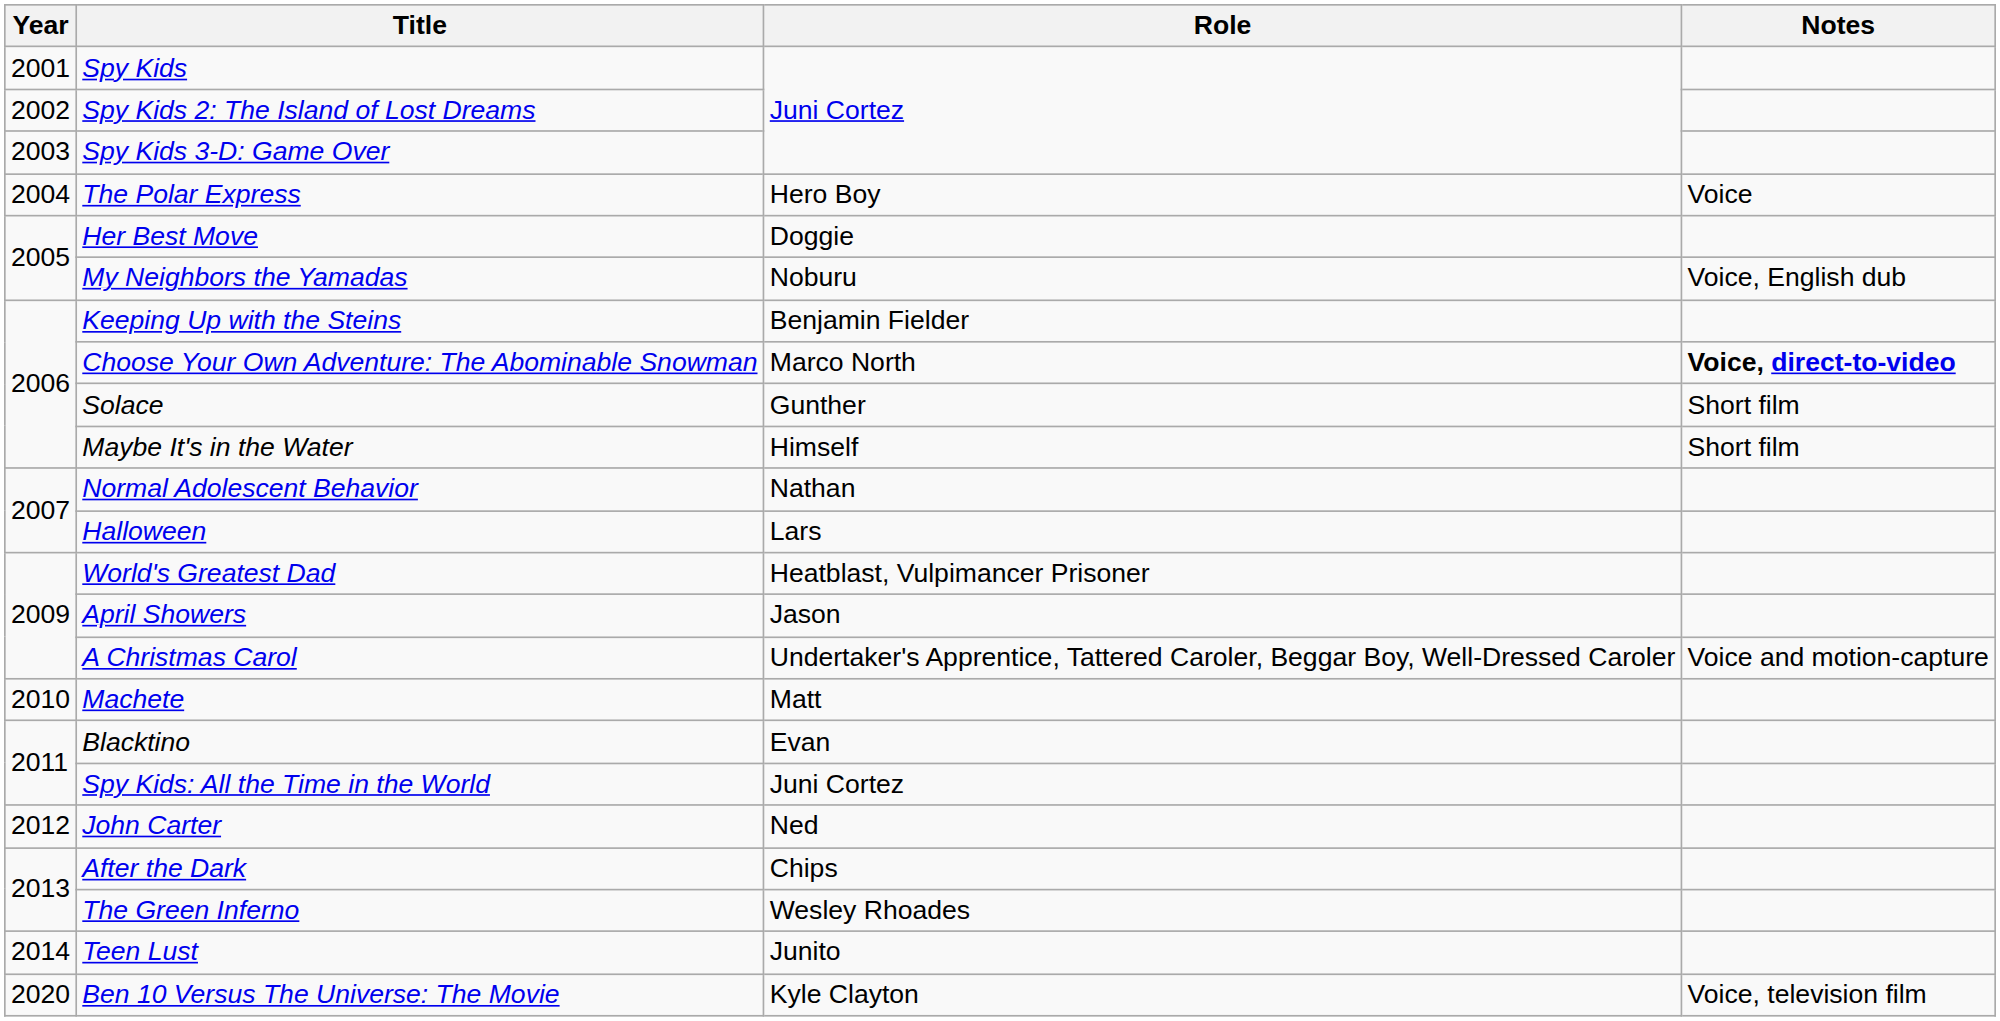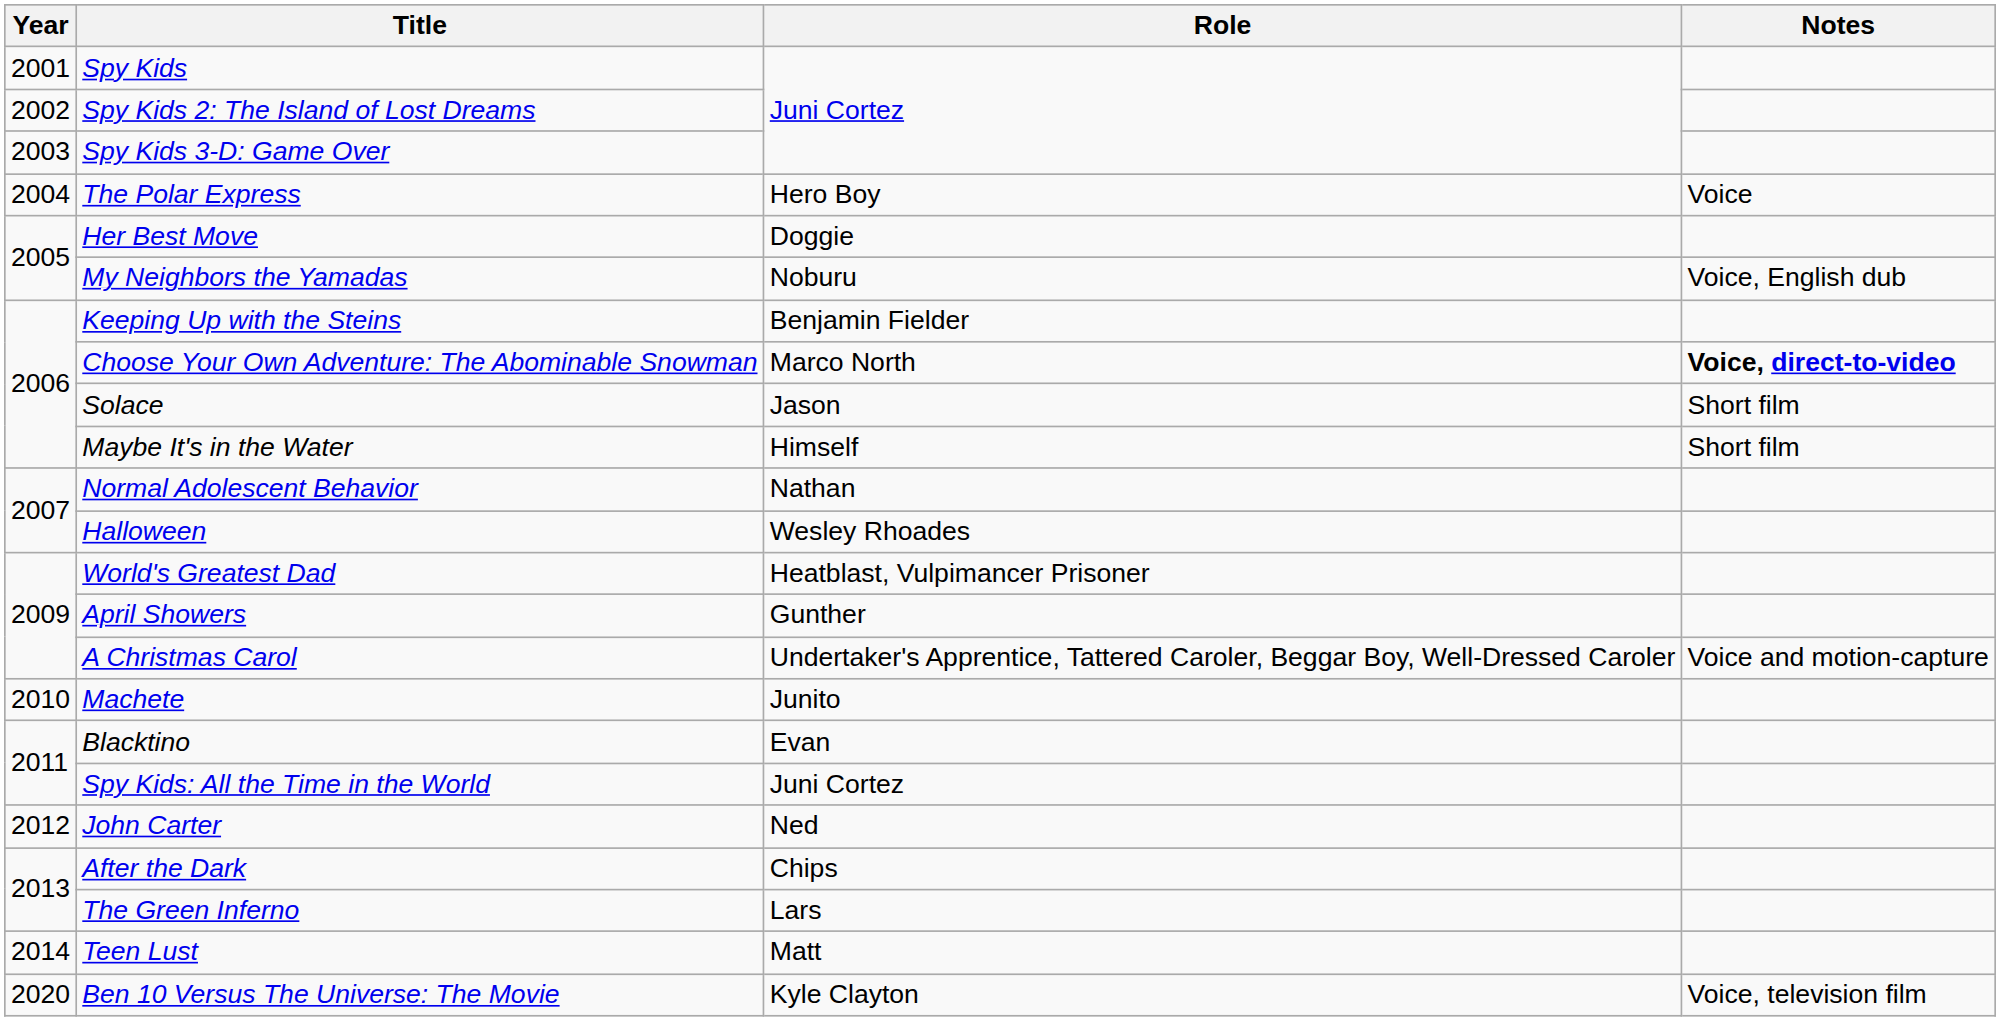(818, 404) Gunther -> (805, 404) Jason
(796, 531) Lars -> (870, 531) Wesley Rhoades
(805, 615) Jason -> (818, 615) Gunther
(796, 699) Matt -> (805, 699) Junito
(870, 910) Wesley Rhoades -> (796, 910) Lars
(805, 952) Junito -> (796, 952) Matt
